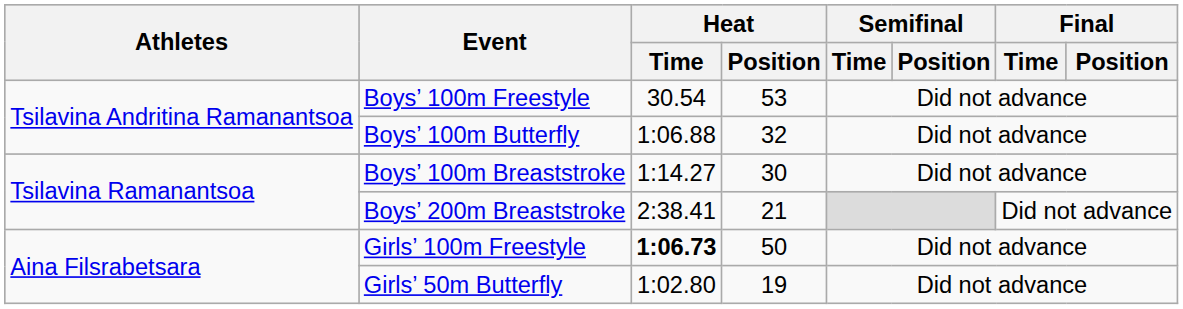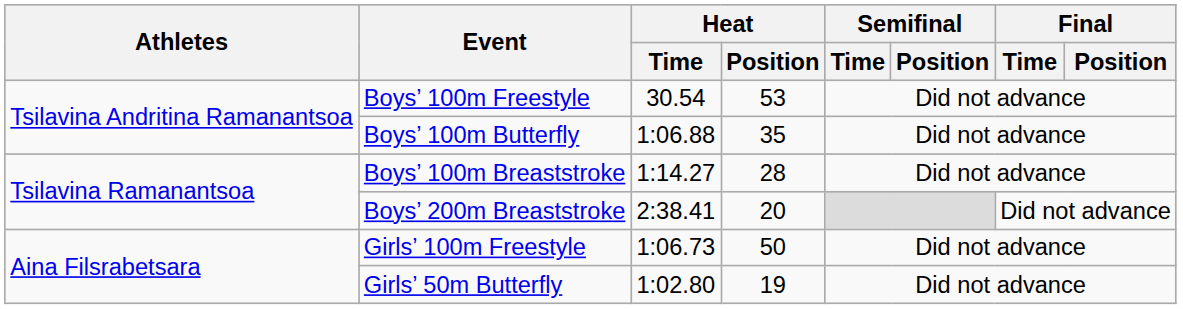(774, 136) 32 -> (773, 136) 35
(774, 173) 30 -> (773, 173) 28
(774, 210) 21 -> (773, 210) 20
(676, 248) bold -> (676, 248) normal
